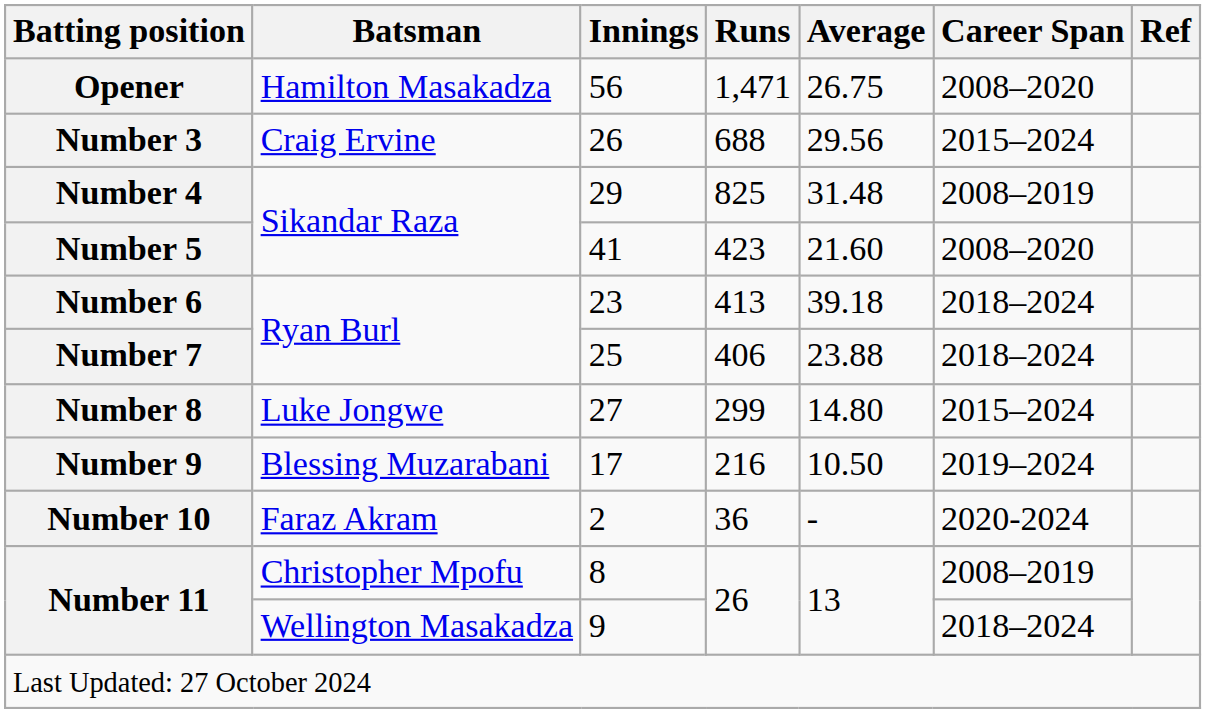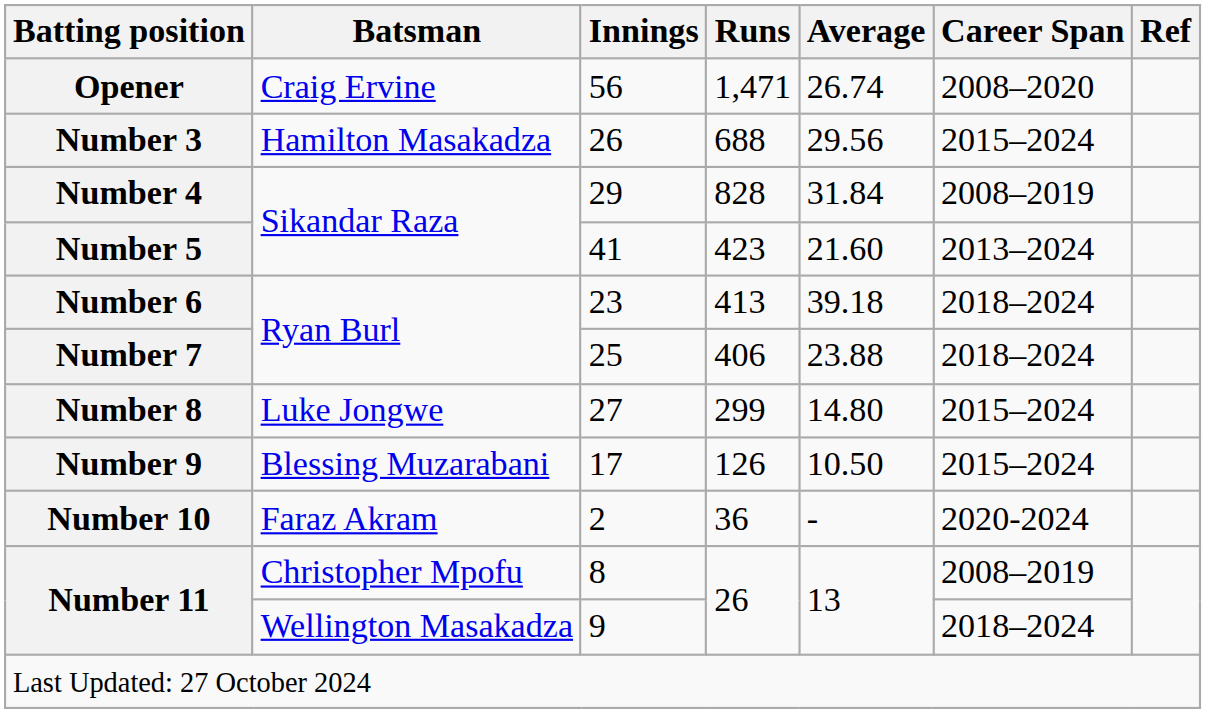(406, 85) Hamilton Masakadza -> (348, 85) Craig Ervine
(845, 85) 26.75 -> (845, 85) 26.74
(348, 139) Craig Ervine -> (406, 139) Hamilton Masakadza
(740, 193) 825 -> (740, 193) 828
(845, 193) 31.48 -> (845, 193) 31.84
(1018, 247) 2008–2020 -> (1018, 247) 2013–2024
(740, 463) 216 -> (740, 463) 126
(1018, 463) 2019–2024 -> (1018, 463) 2015–2024
